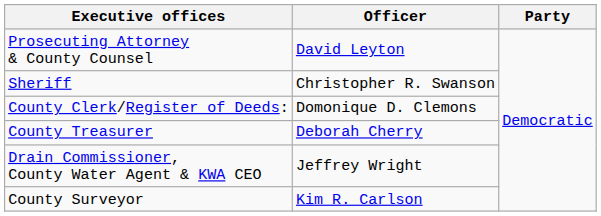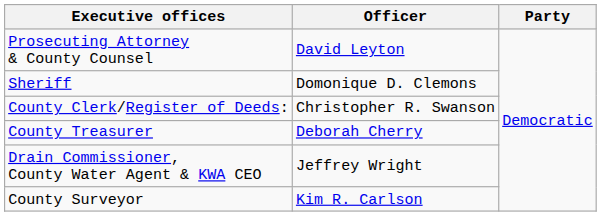(395, 83) Christopher R. Swanson -> (386, 83) Domonique D. Clemons
(386, 108) Domonique D. Clemons -> (395, 108) Christopher R. Swanson
